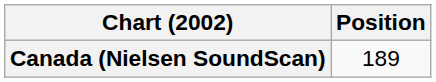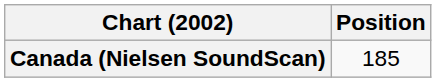(381, 58) 189 -> (381, 58) 185
